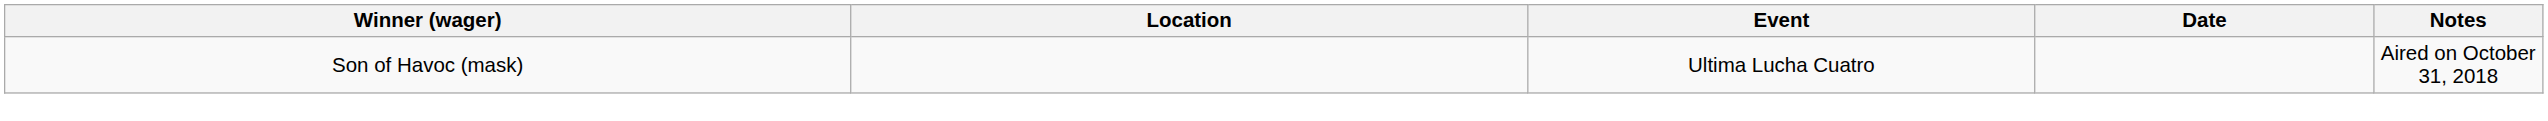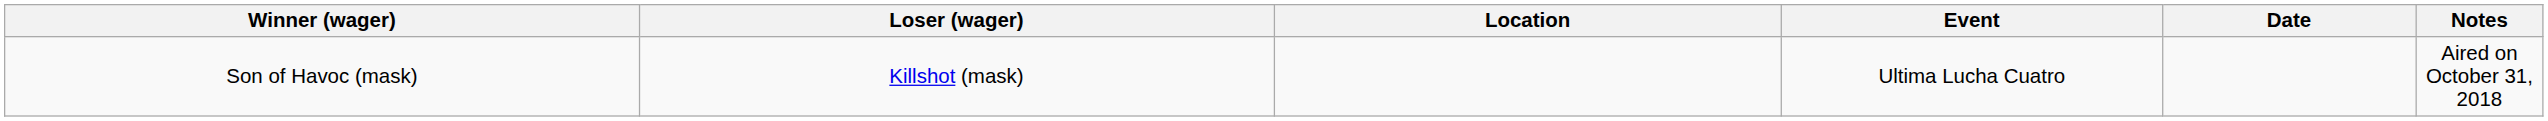+ column: (956, 20)
